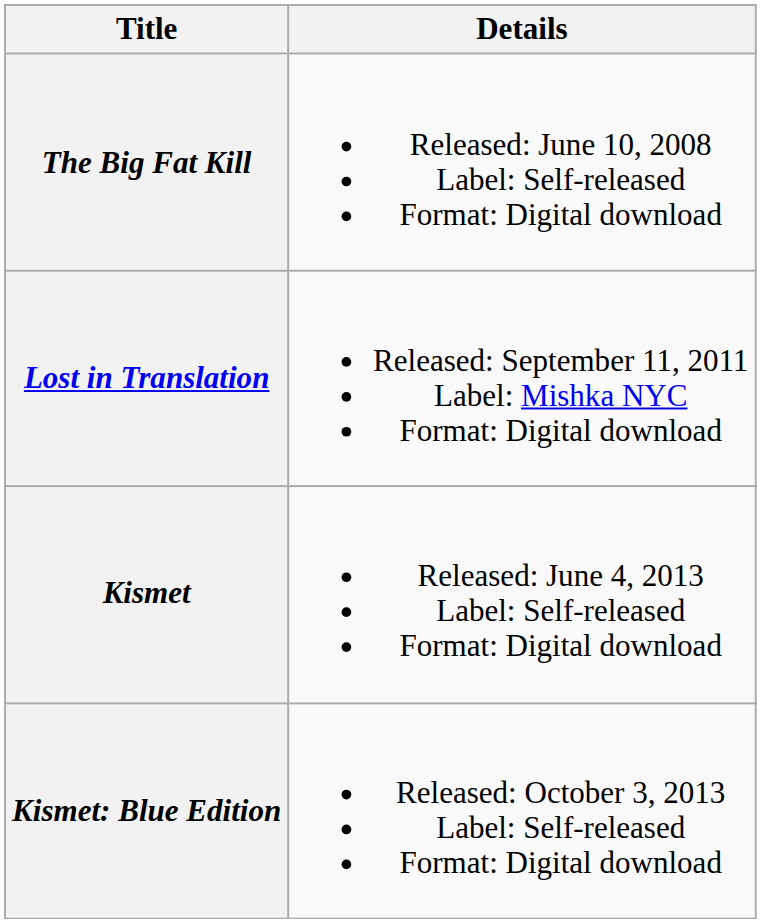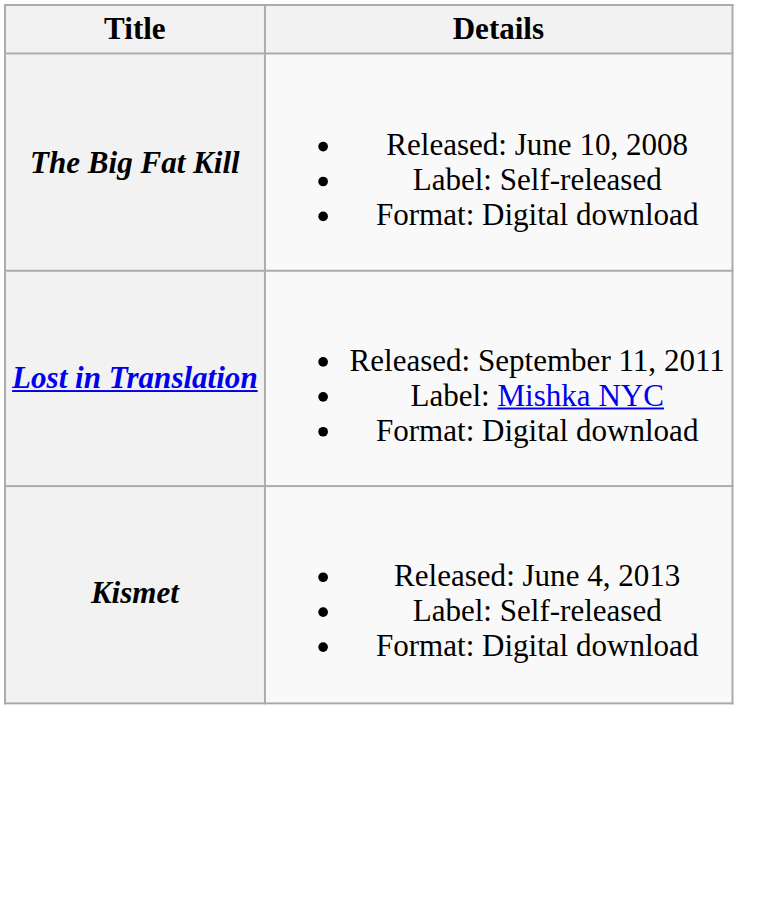- row: (147, 809)
